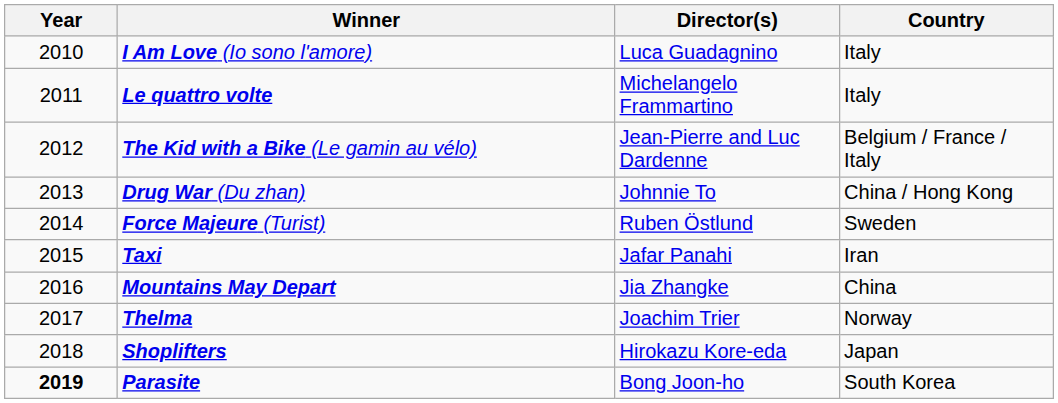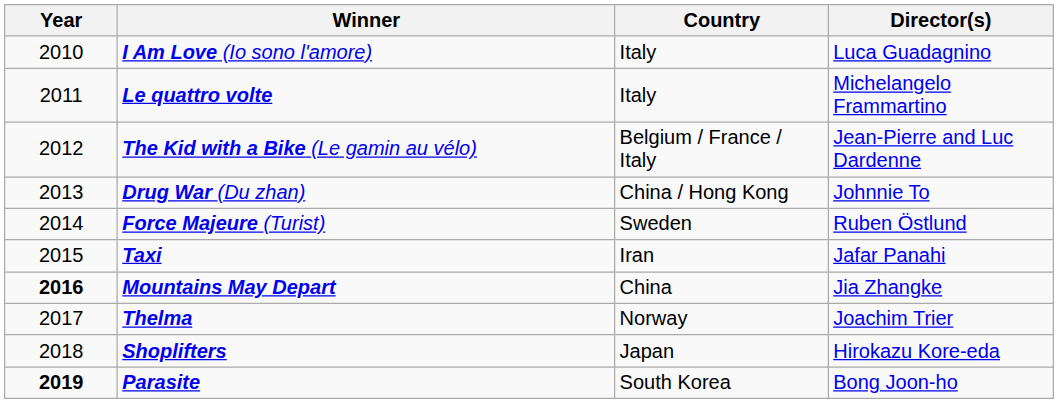columns swapped: (946, 20) <-> (727, 20)
(61, 287) normal -> (61, 287) bold
